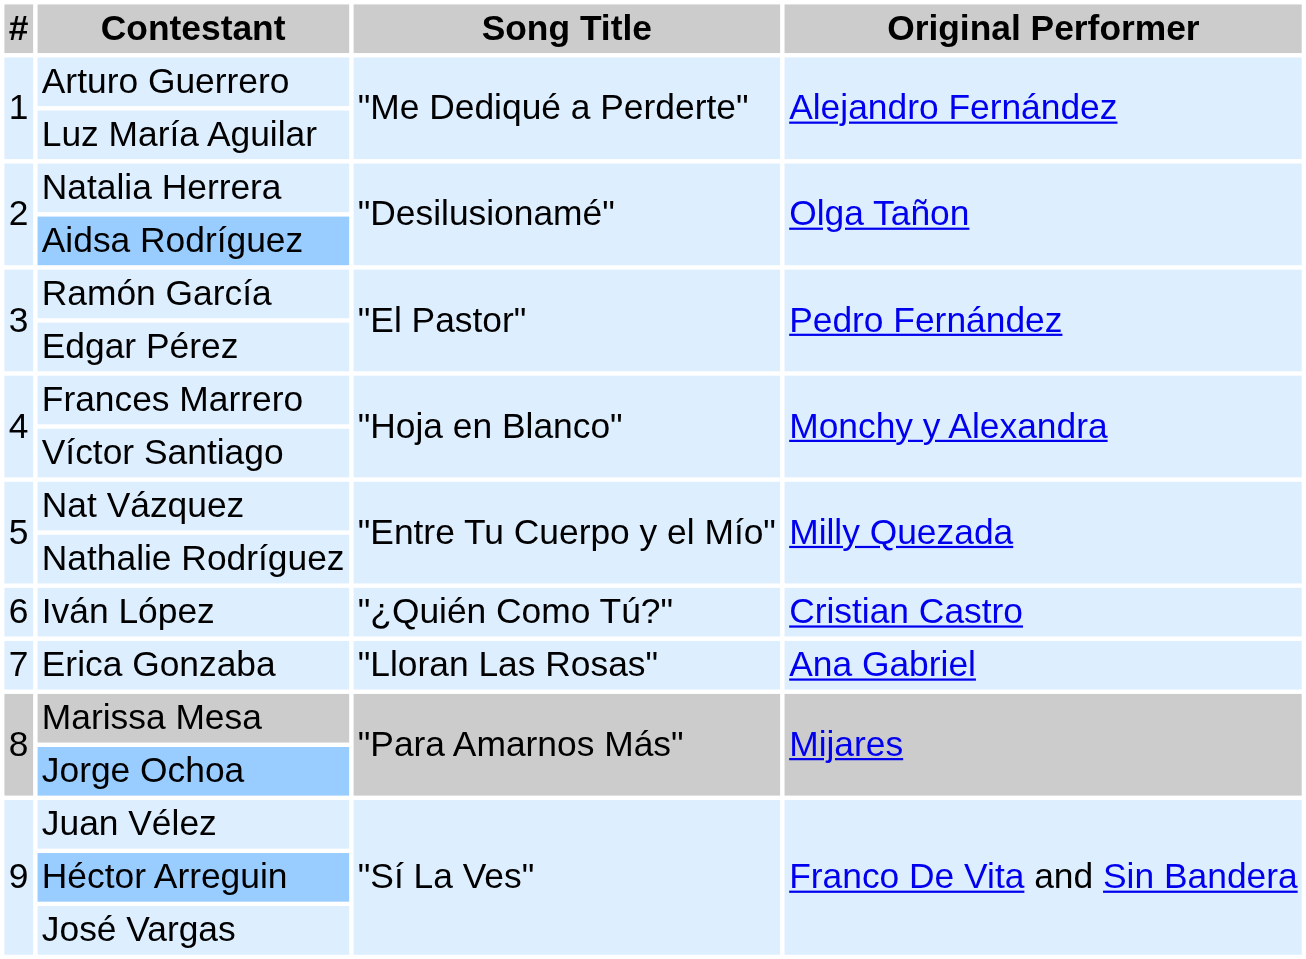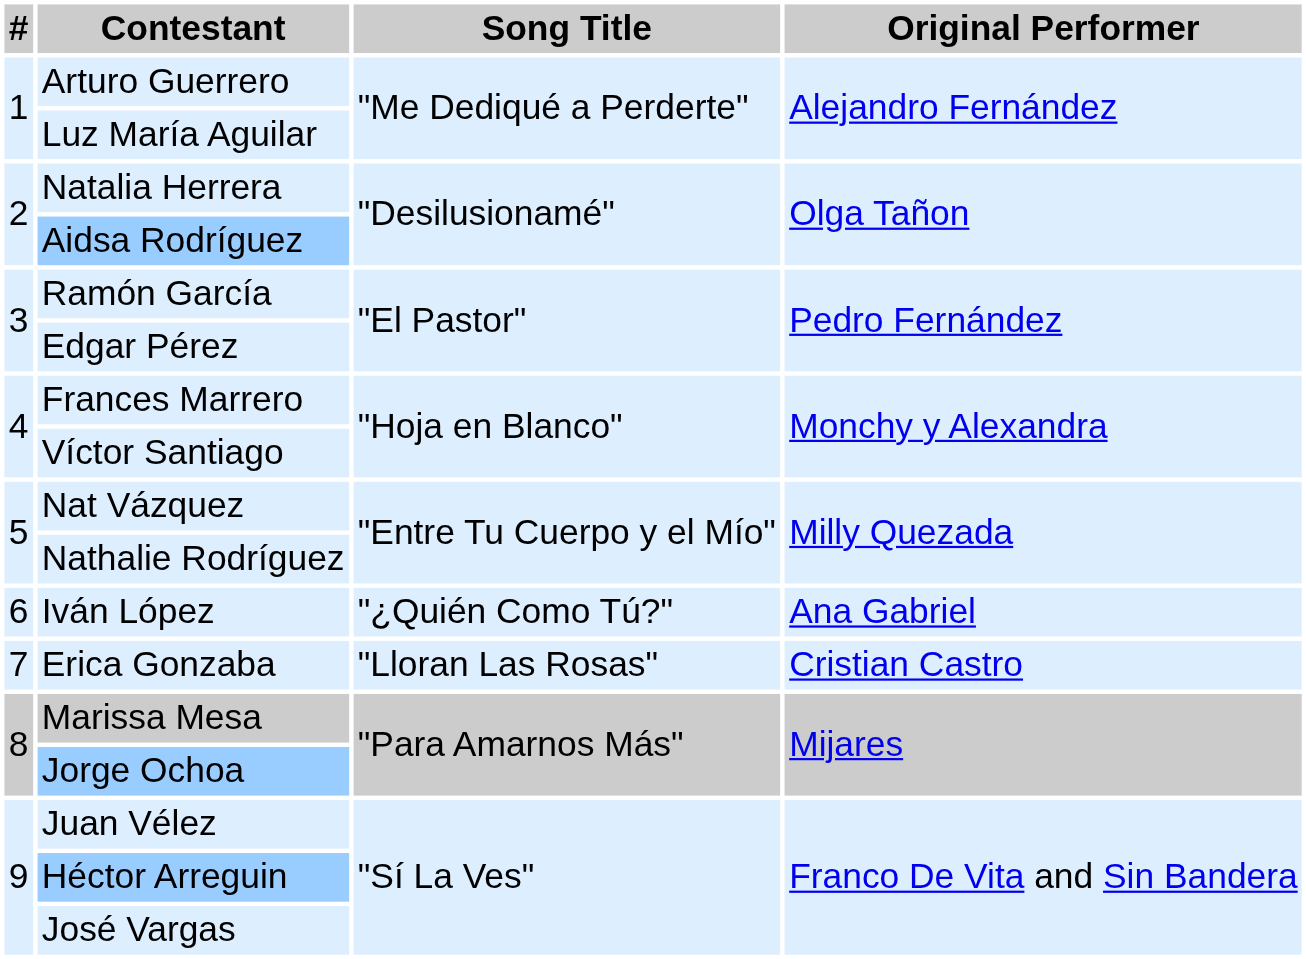(906, 611) Cristian Castro -> (883, 611) Ana Gabriel
(883, 664) Ana Gabriel -> (906, 664) Cristian Castro
